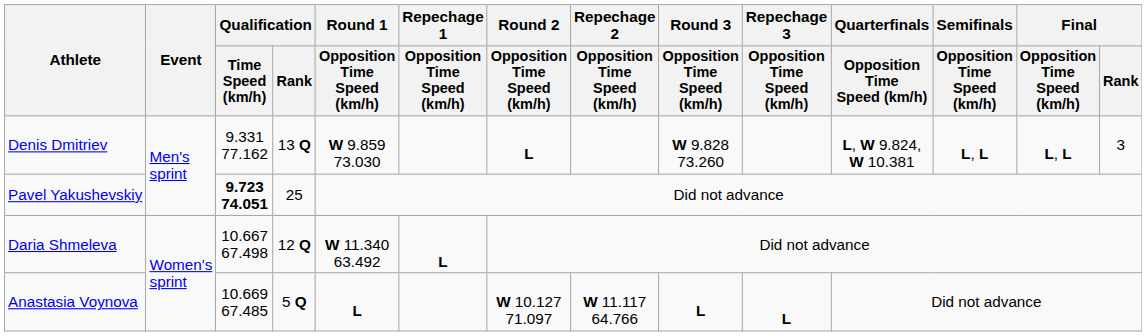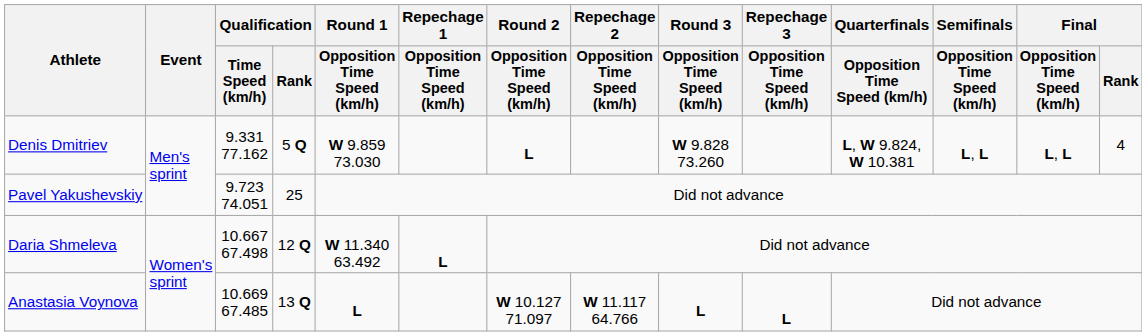(294, 145) 13 Q -> (294, 145) 5 Q
(1121, 145) 3 -> (1121, 145) 4
(245, 195) bold -> (245, 195) normal
(294, 303) 5 Q -> (294, 303) 13 Q
